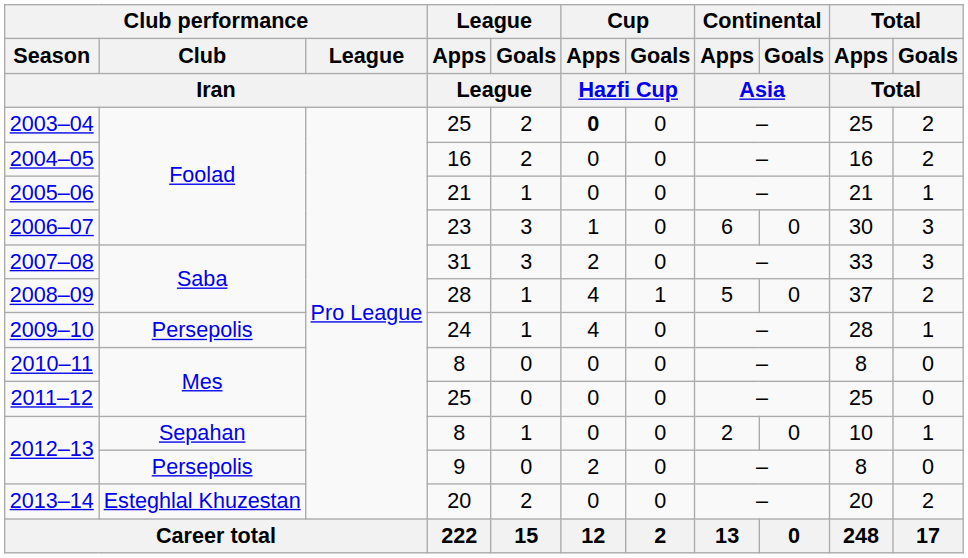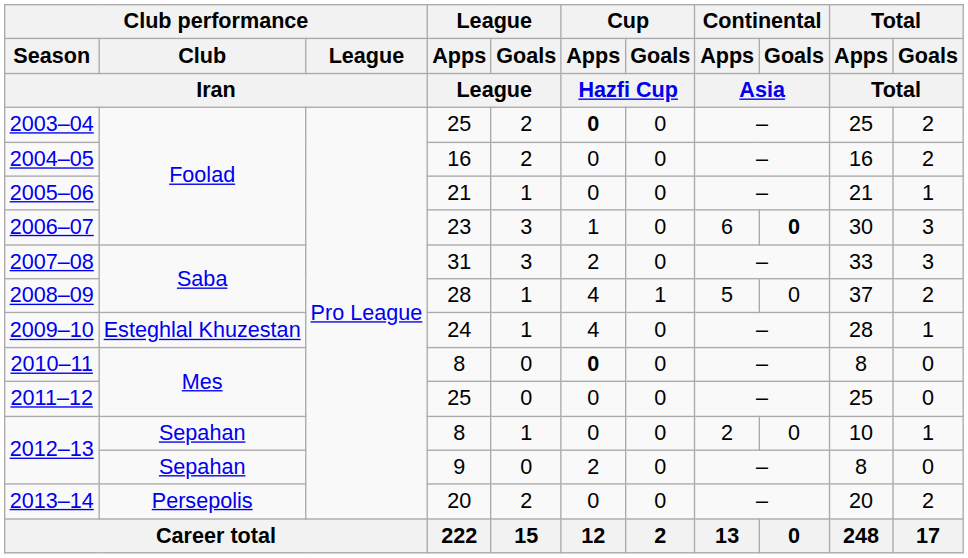(794, 227) normal -> (794, 227) bold
(202, 329) Persepolis -> (202, 329) Esteghlal Khuzestan
(593, 364) normal -> (593, 364) bold
(202, 466) Persepolis -> (202, 466) Sepahan
(202, 501) Esteghlal Khuzestan -> (202, 501) Persepolis
